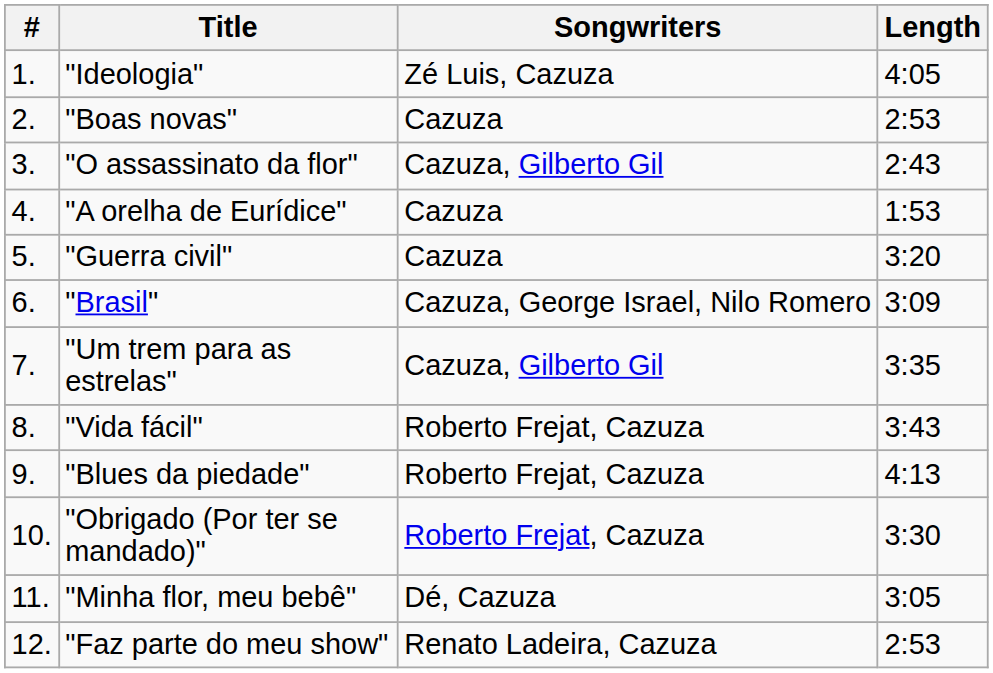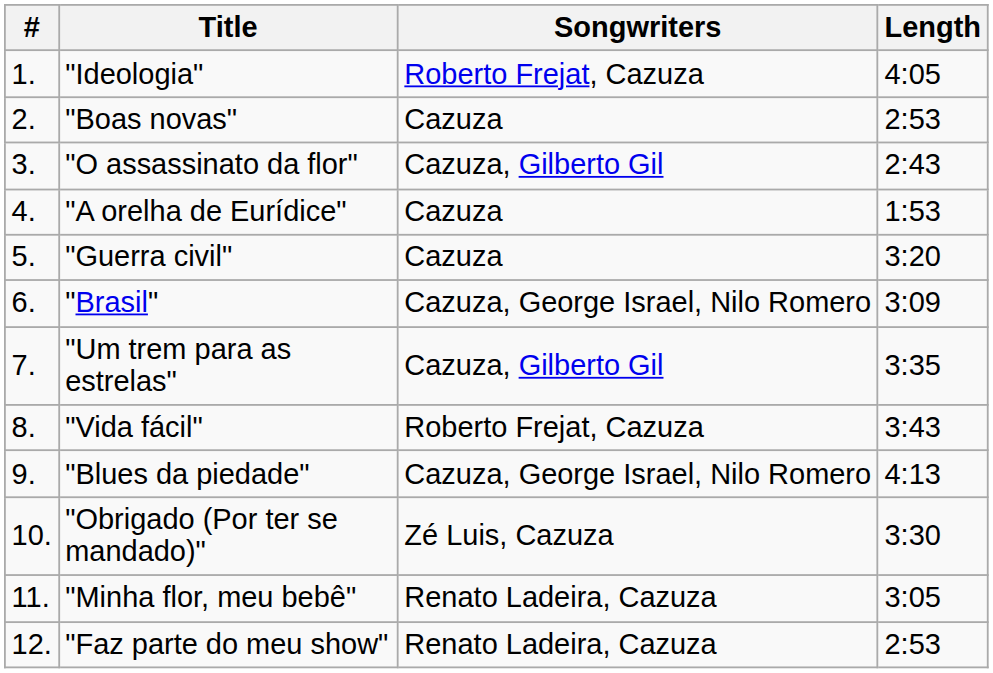(509, 73) Zé Luis, Cazuza -> (554, 73) Roberto Frejat, Cazuza
(554, 473) Roberto Frejat, Cazuza -> (638, 473) Cazuza, George Israel, Nilo Romero
(554, 535) Roberto Frejat, Cazuza -> (509, 535) Zé Luis, Cazuza
(480, 597) Dé, Cazuza -> (561, 597) Renato Ladeira, Cazuza
